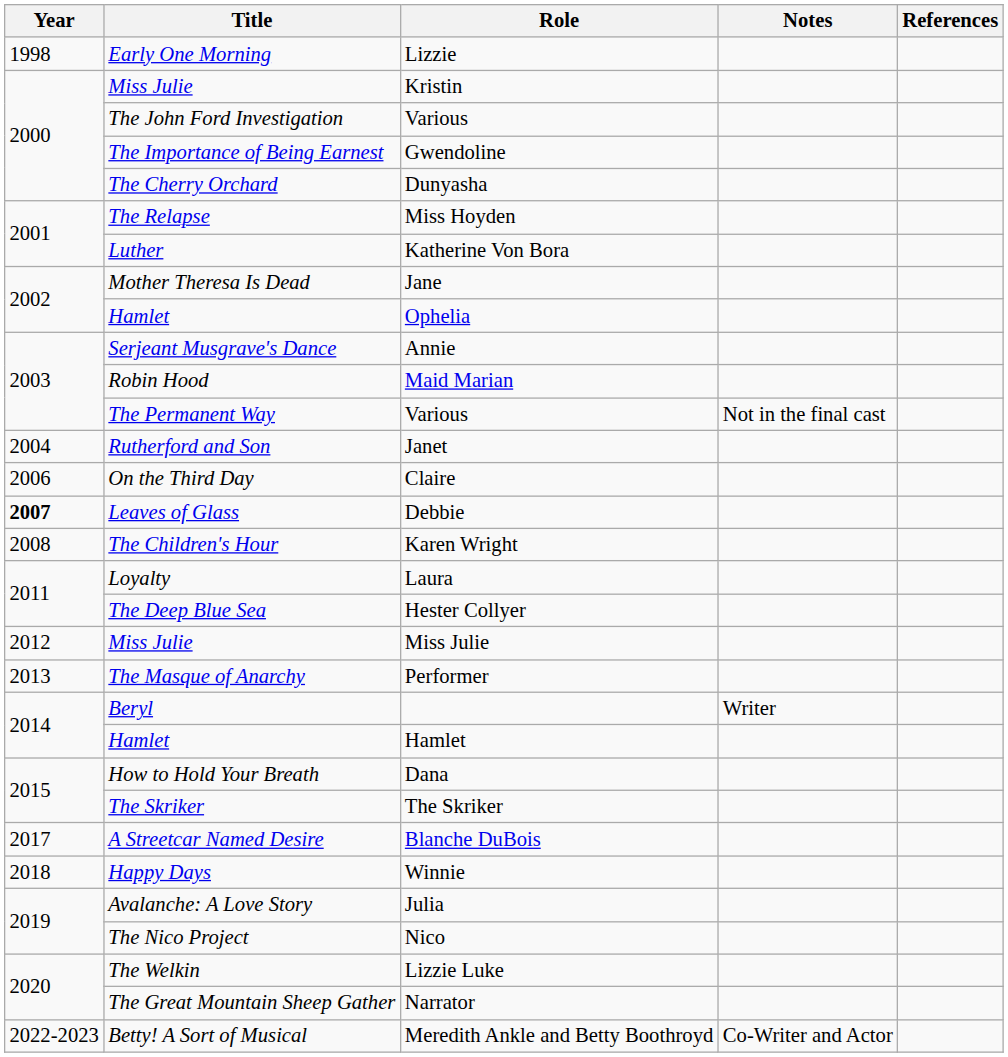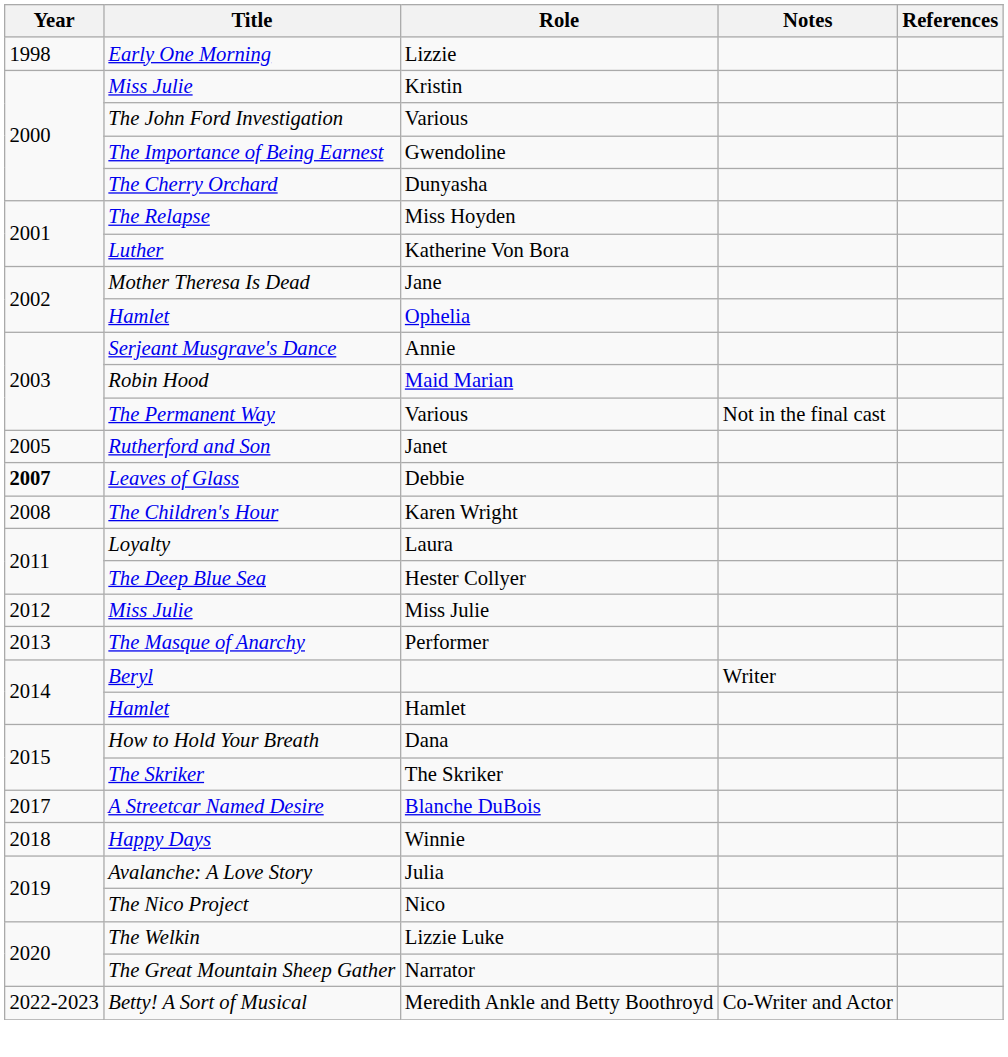(30, 446) 2004 -> (30, 446) 2005
- row: (181, 479)
